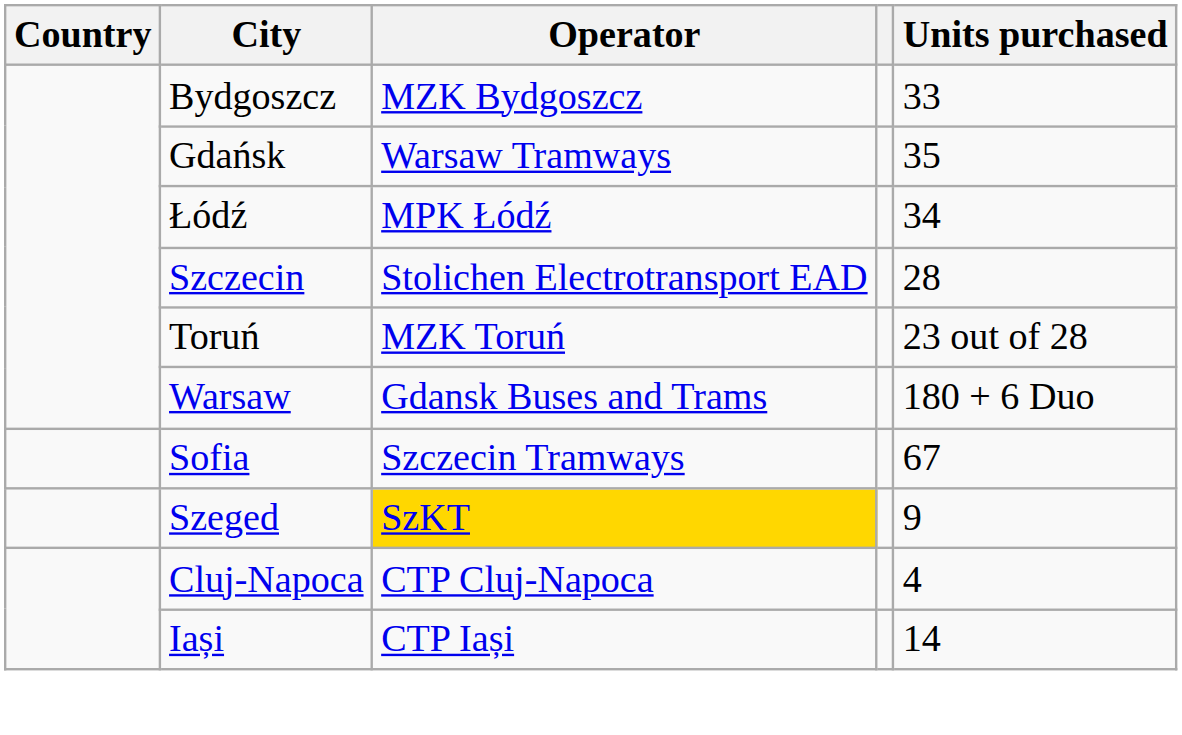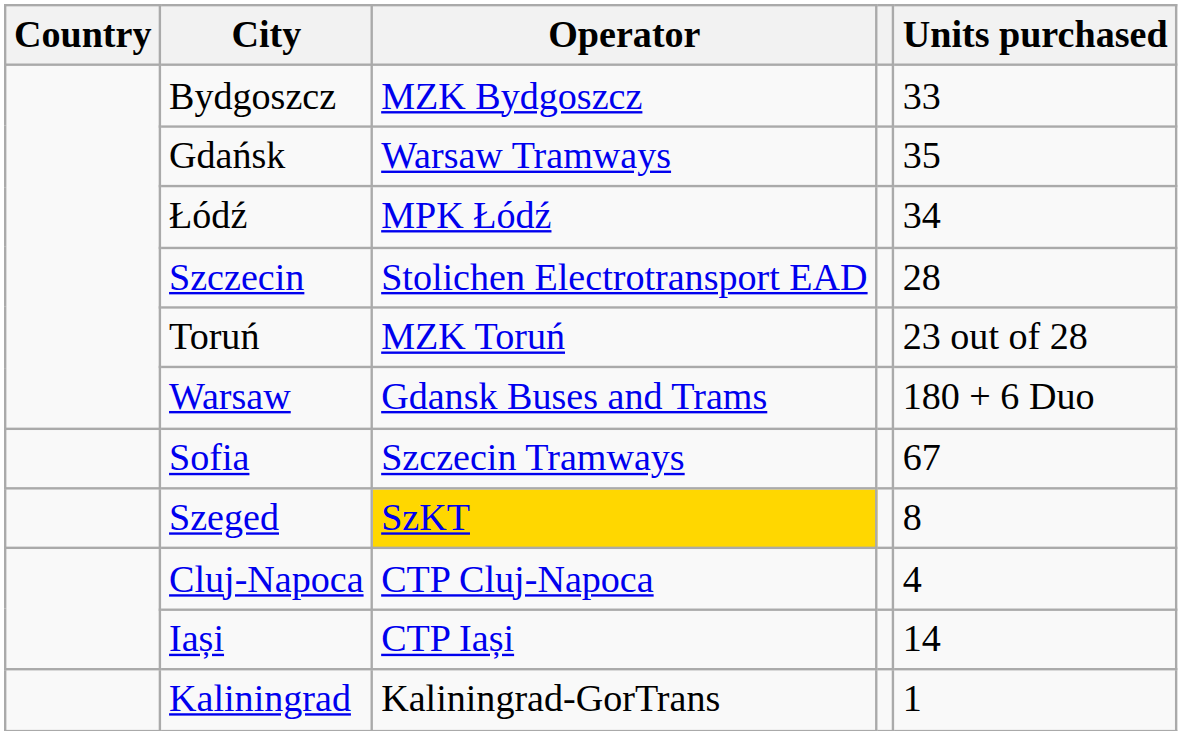(912, 517) 9 -> (912, 517) 8
+ row: (260, 699)
